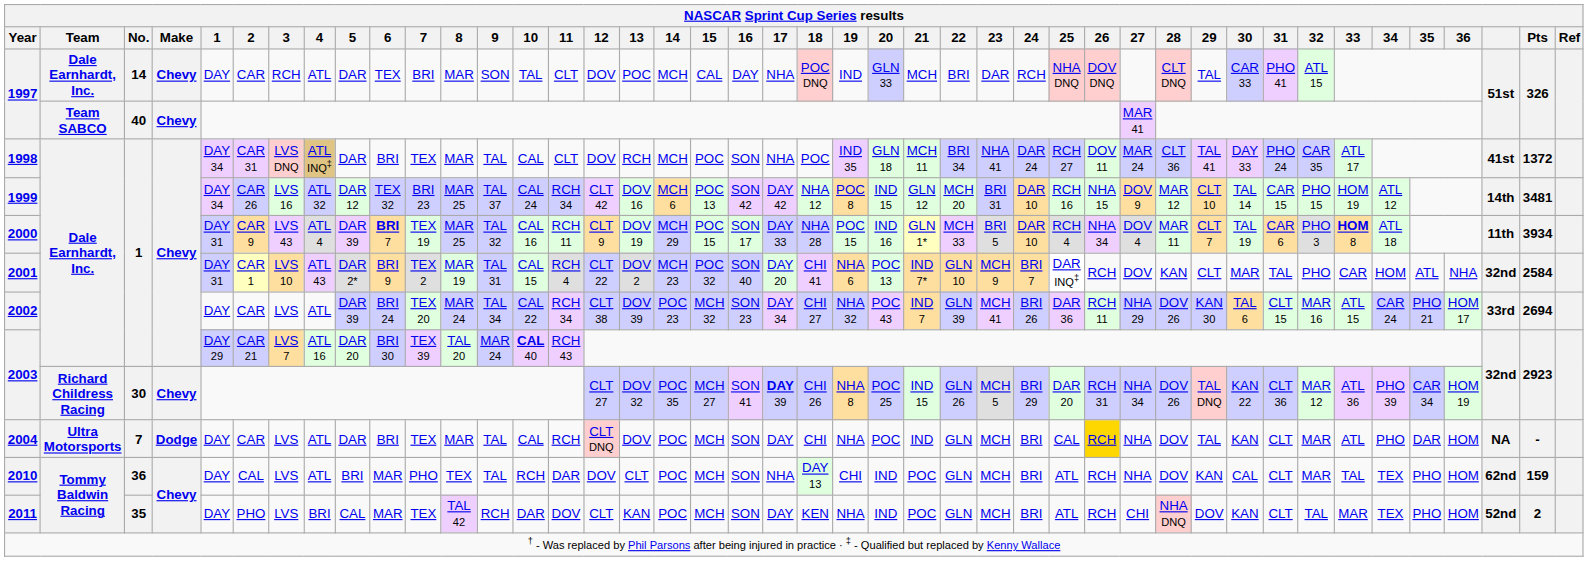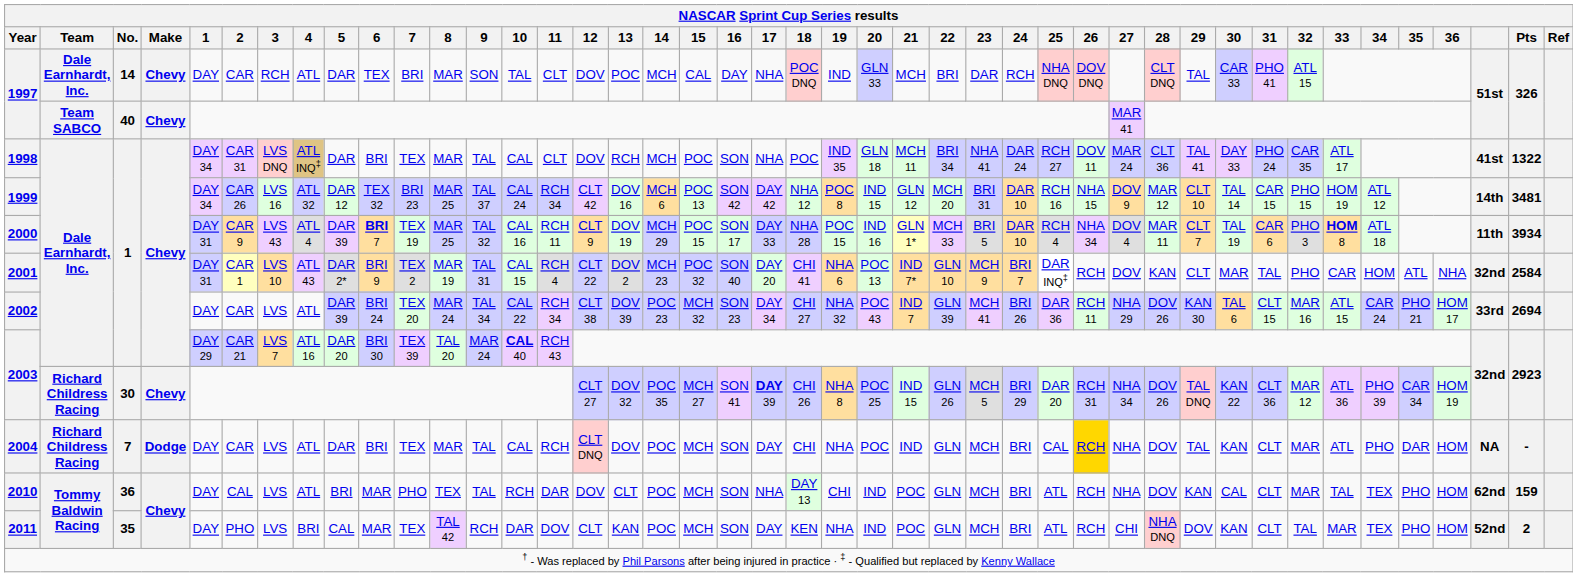(1538, 158) 1372 -> (1527, 158) 1322
(83, 439) Ultra Motorsports -> (77, 446) Richard Childress Racing
